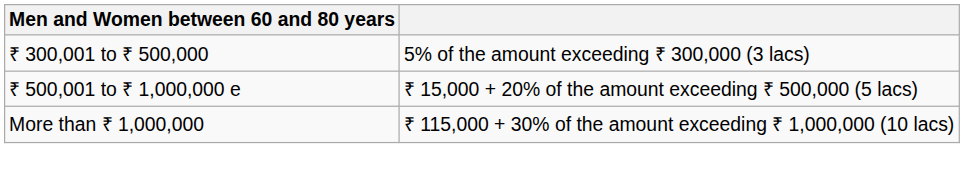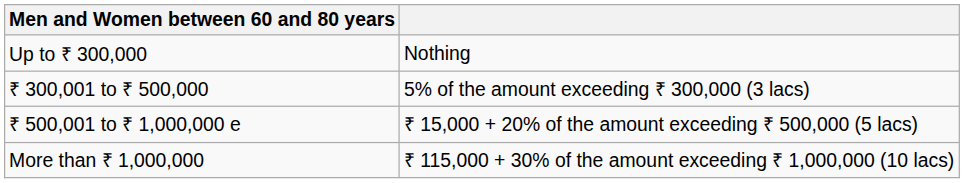+ row: (78, 54)
